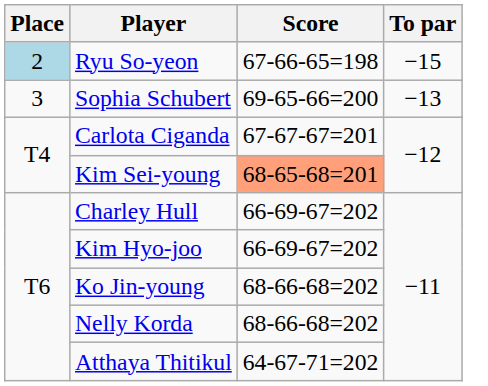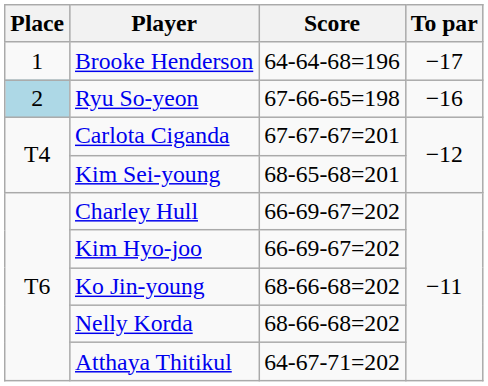+ row: (164, 60)
(423, 60) −15 -> (444, 98) −16
- row: (153, 98)
(311, 173) lightsalmon background -> (332, 173) no background
